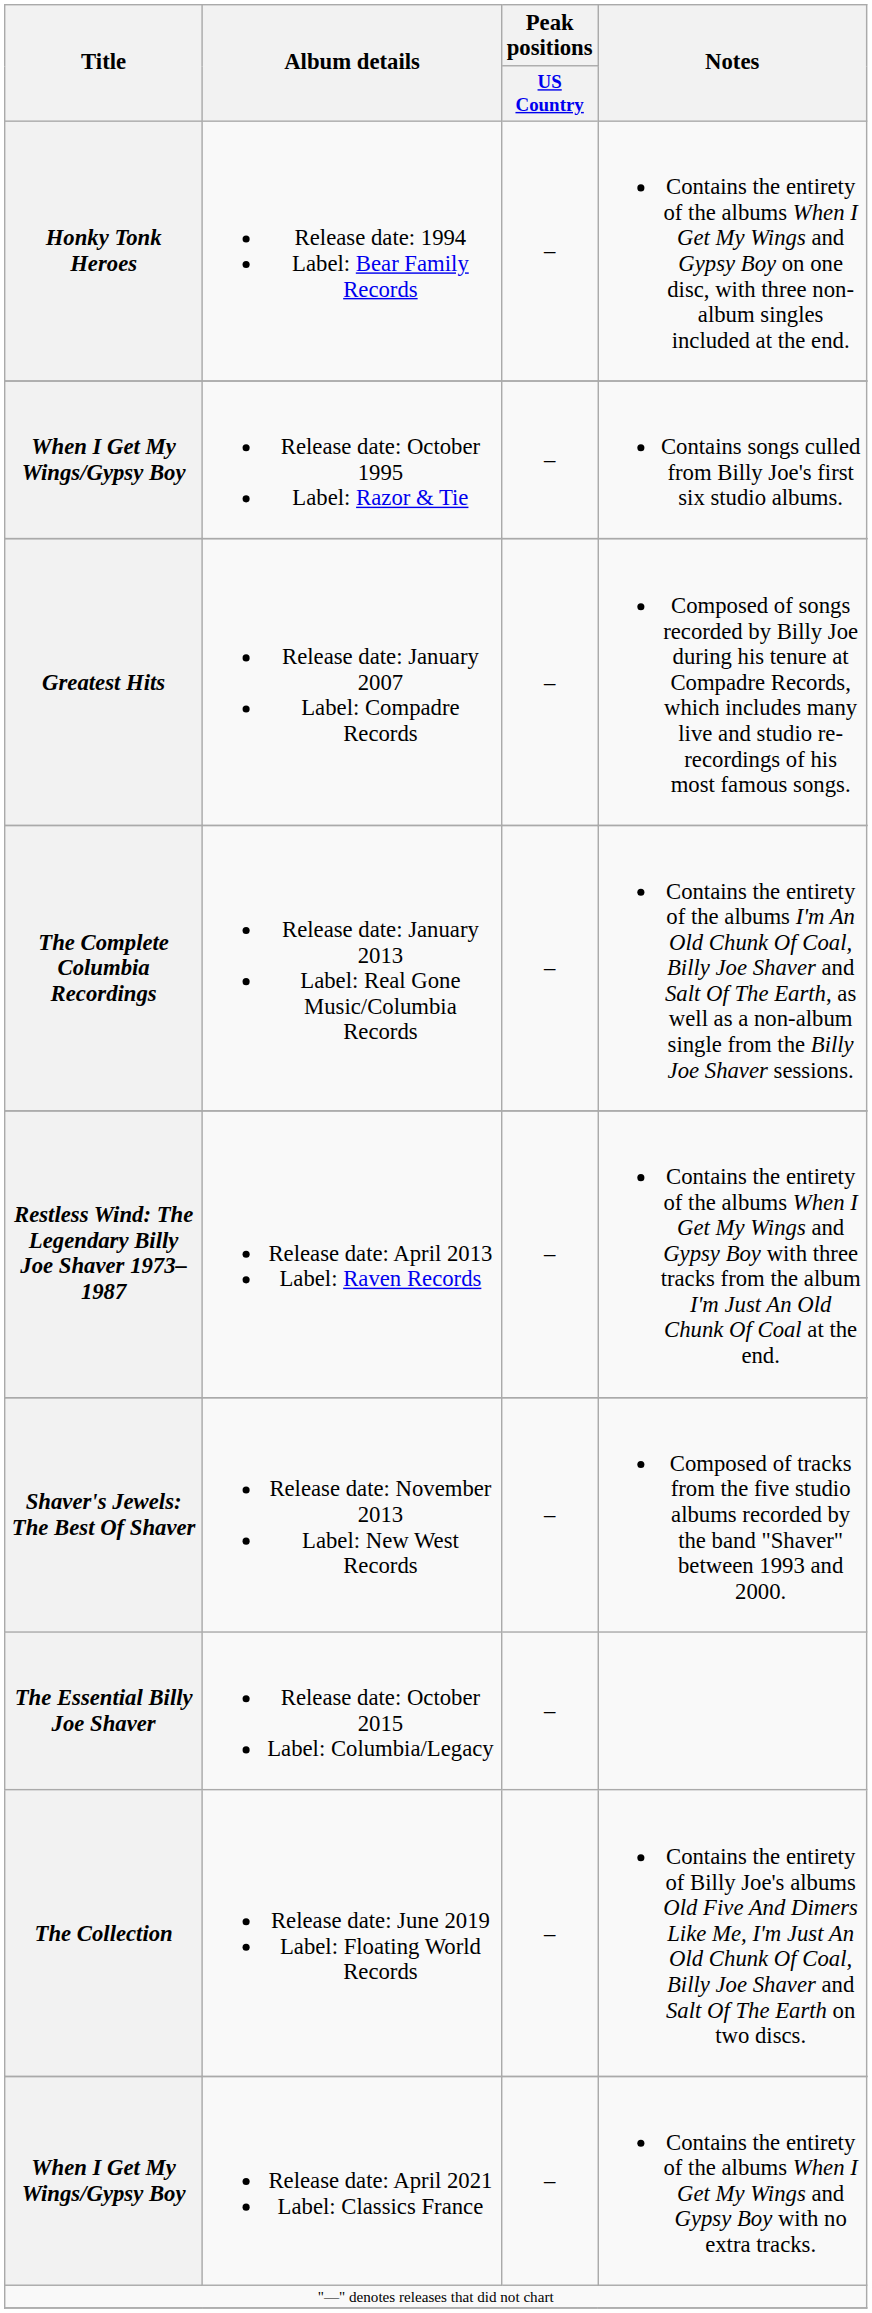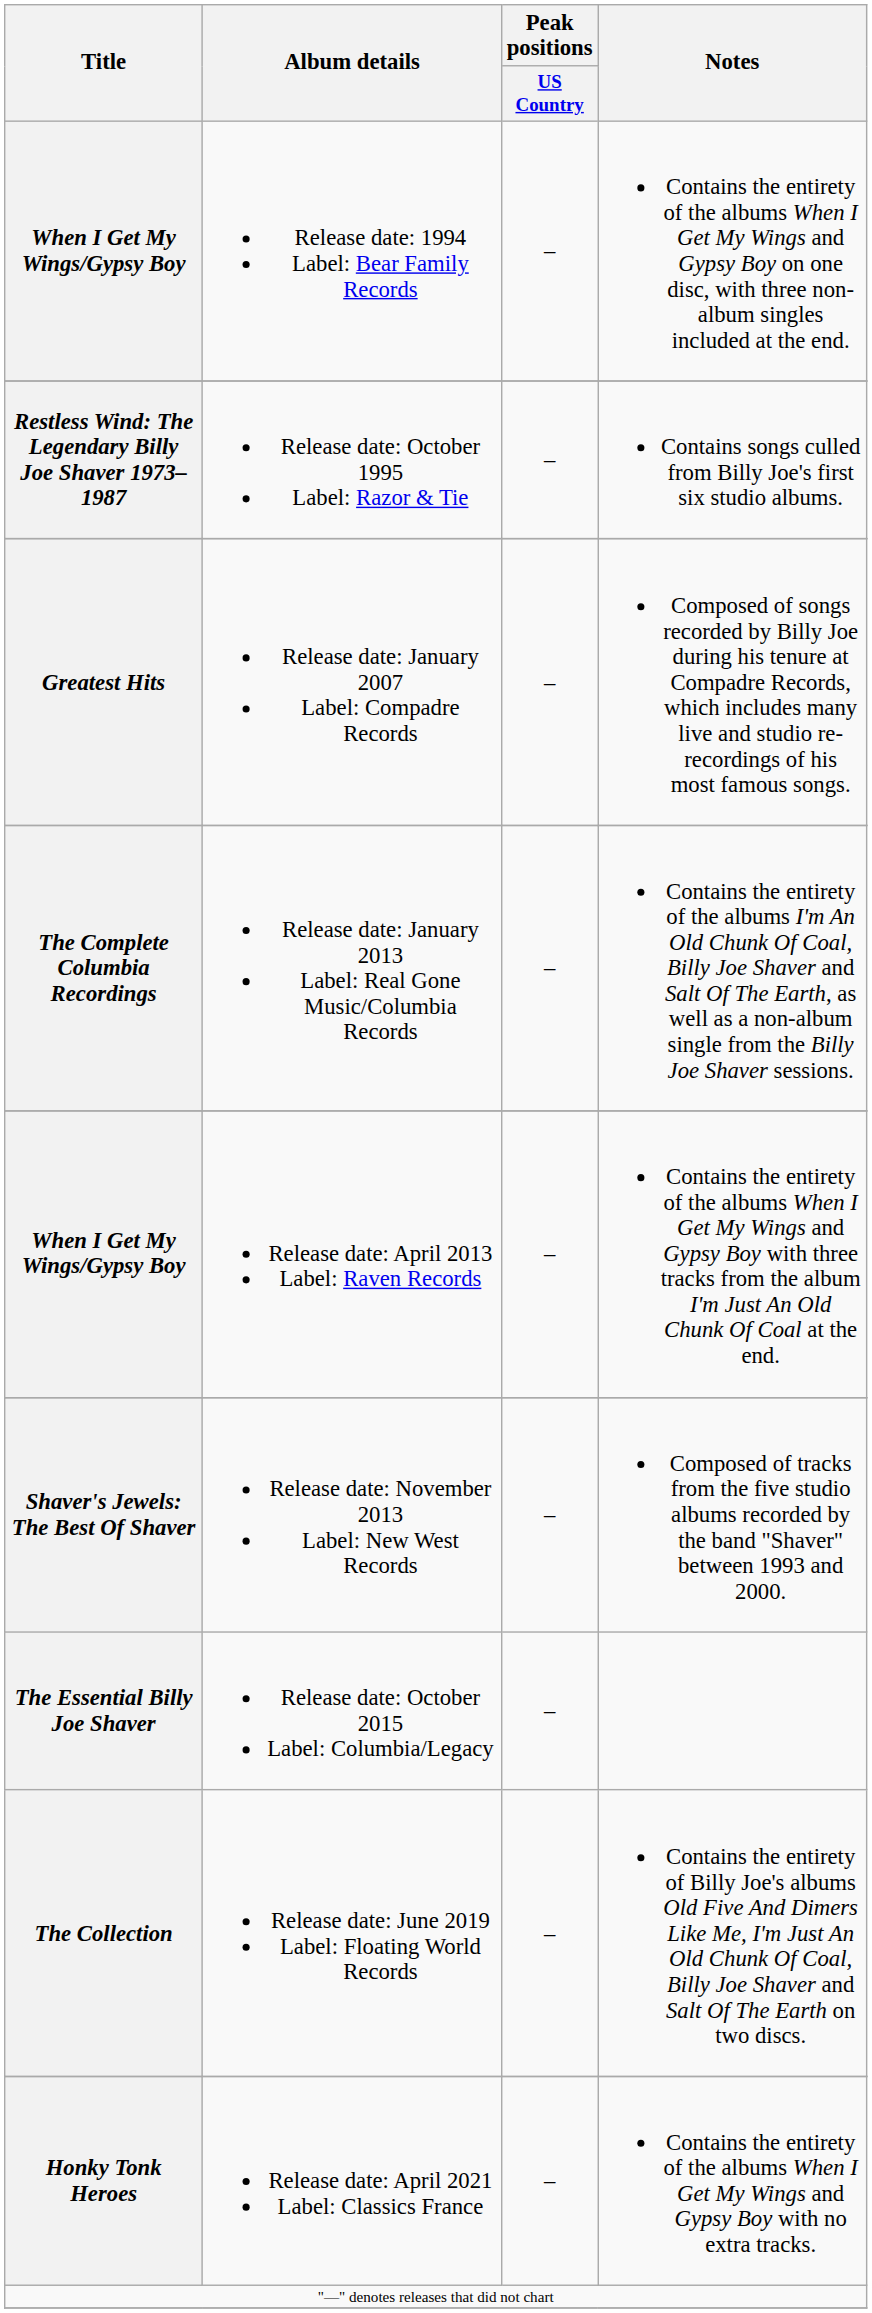(104, 250) Honky Tonk Heroes -> (104, 250) When I Get My Wings/Gypsy Boy
(104, 459) When I Get My Wings/Gypsy Boy -> (104, 459) Restless Wind: The Legendary Billy Joe Shaver 1973–1987
(104, 1253) Restless Wind: The Legendary Billy Joe Shaver 1973–1987 -> (104, 1253) When I Get My Wings/Gypsy Boy
(104, 2180) When I Get My Wings/Gypsy Boy -> (104, 2180) Honky Tonk Heroes
